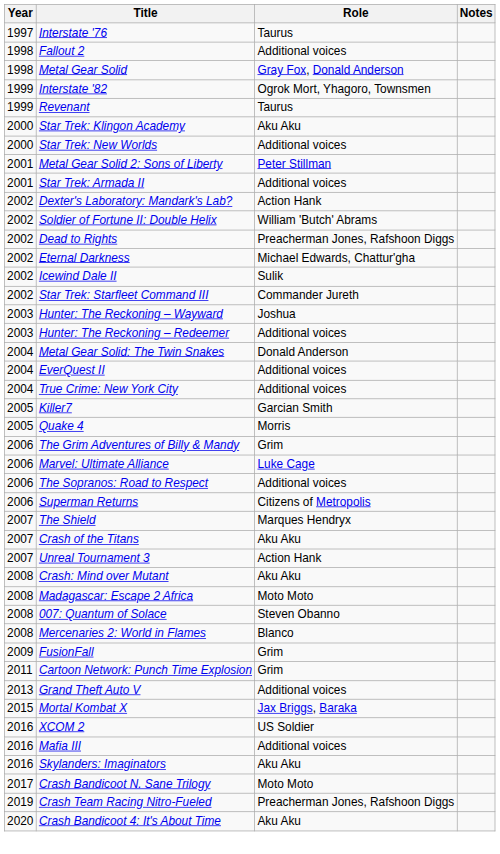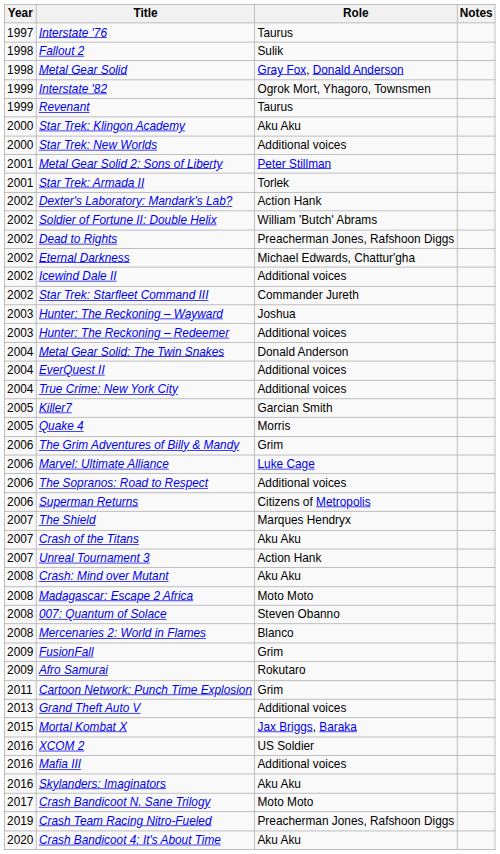(302, 51) Additional voices -> (270, 51) Sulik
(302, 182) Additional voices -> (273, 182) Torlek
(270, 276) Sulik -> (302, 276) Additional voices
+ row: (73, 671)
